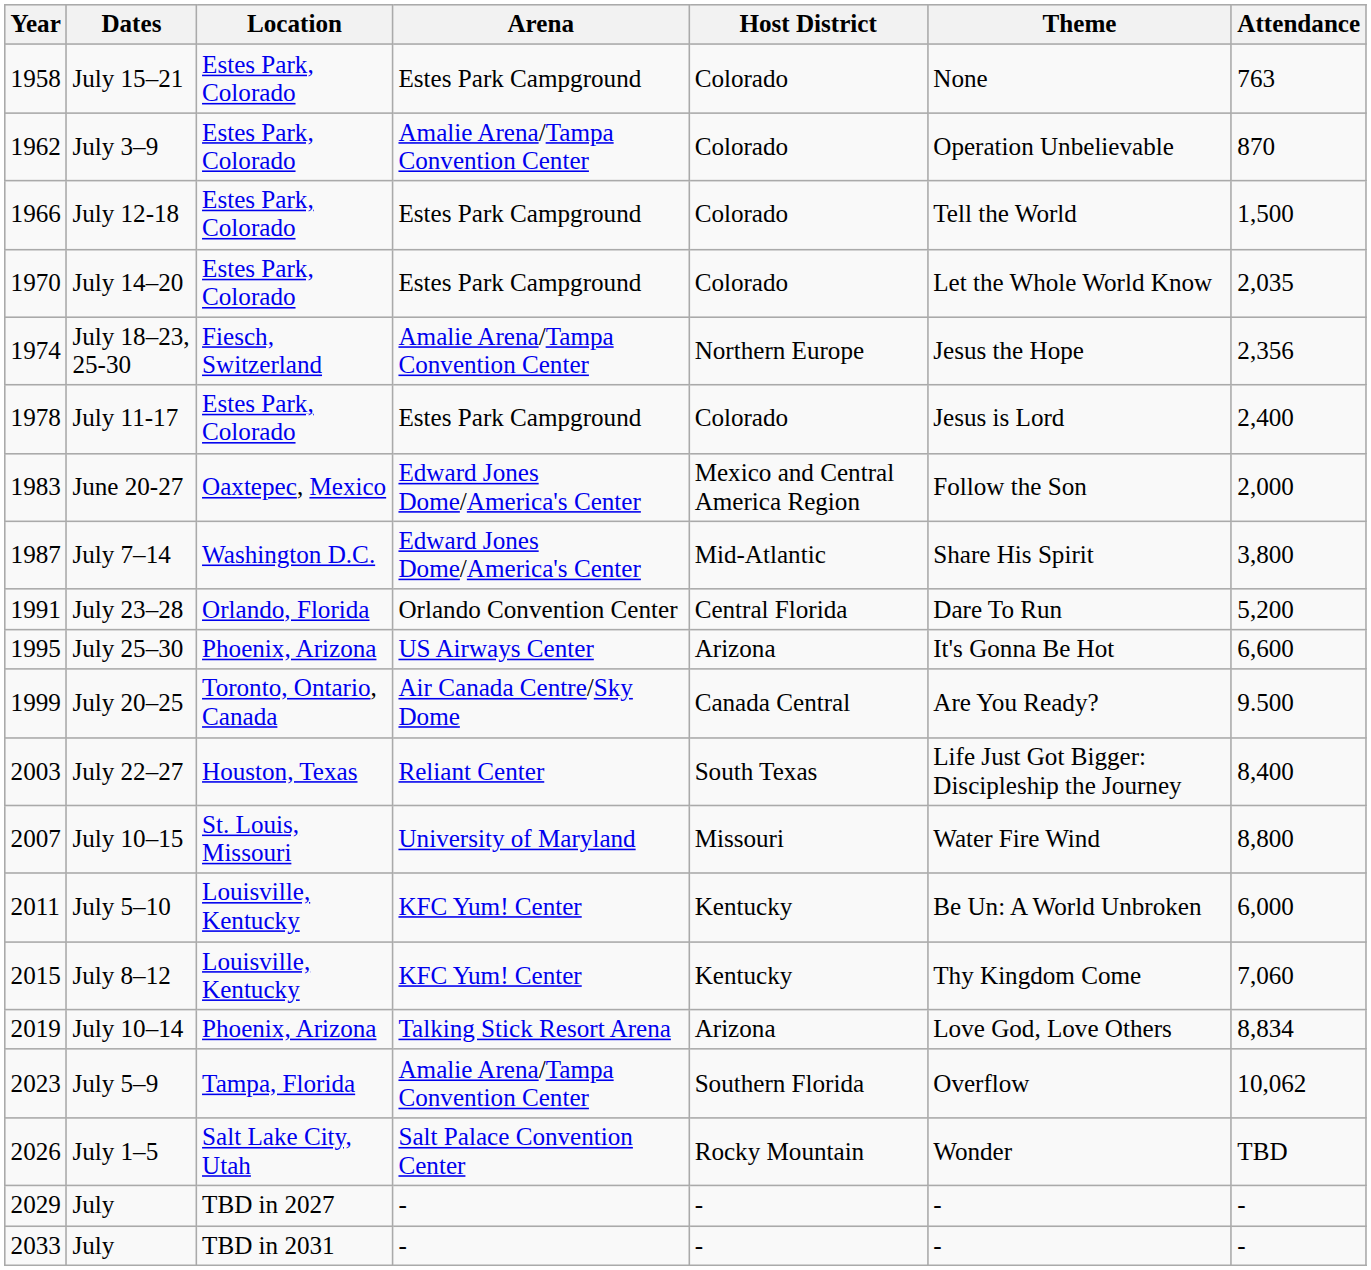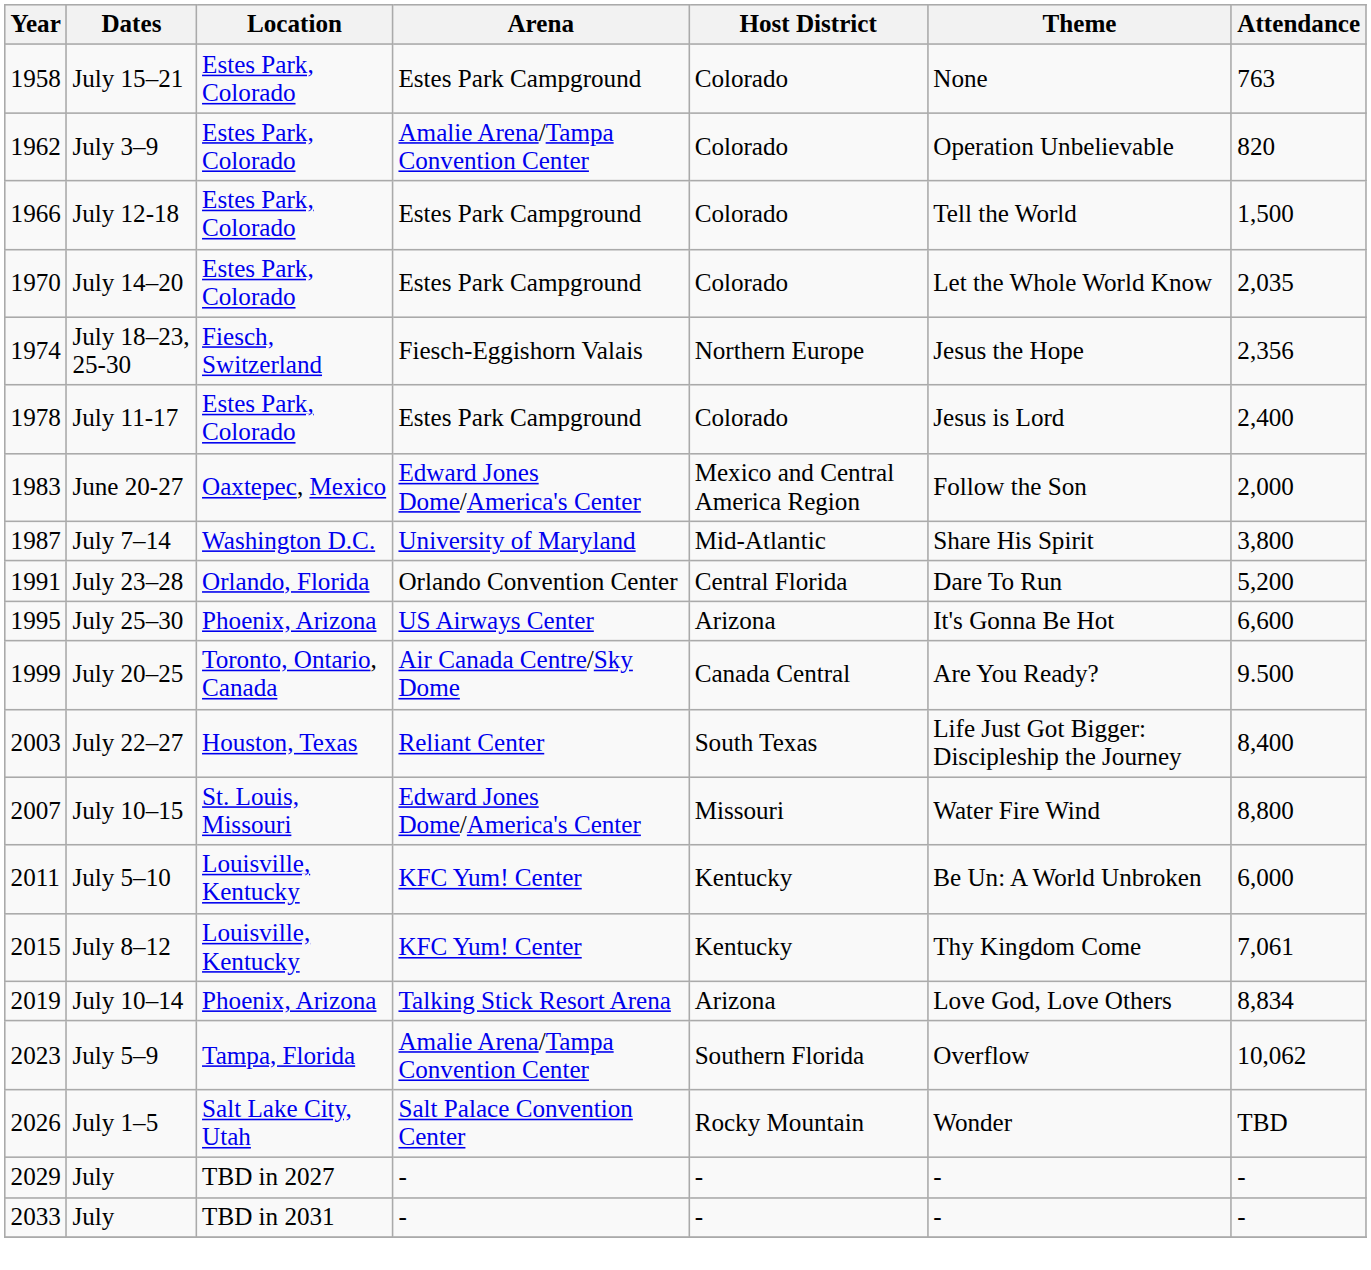(1256, 146) 870 -> (1256, 146) 820
(506, 350) Amalie Arena/Tampa Convention Center -> (521, 350) Fiesch-Eggishorn Valais
(520, 555) Edward Jones Dome/America's Center -> (517, 540) University of Maryland
(517, 839) University of Maryland -> (520, 810) Edward Jones Dome/America's Center
(1266, 975) 7,060 -> (1266, 946) 7,061
